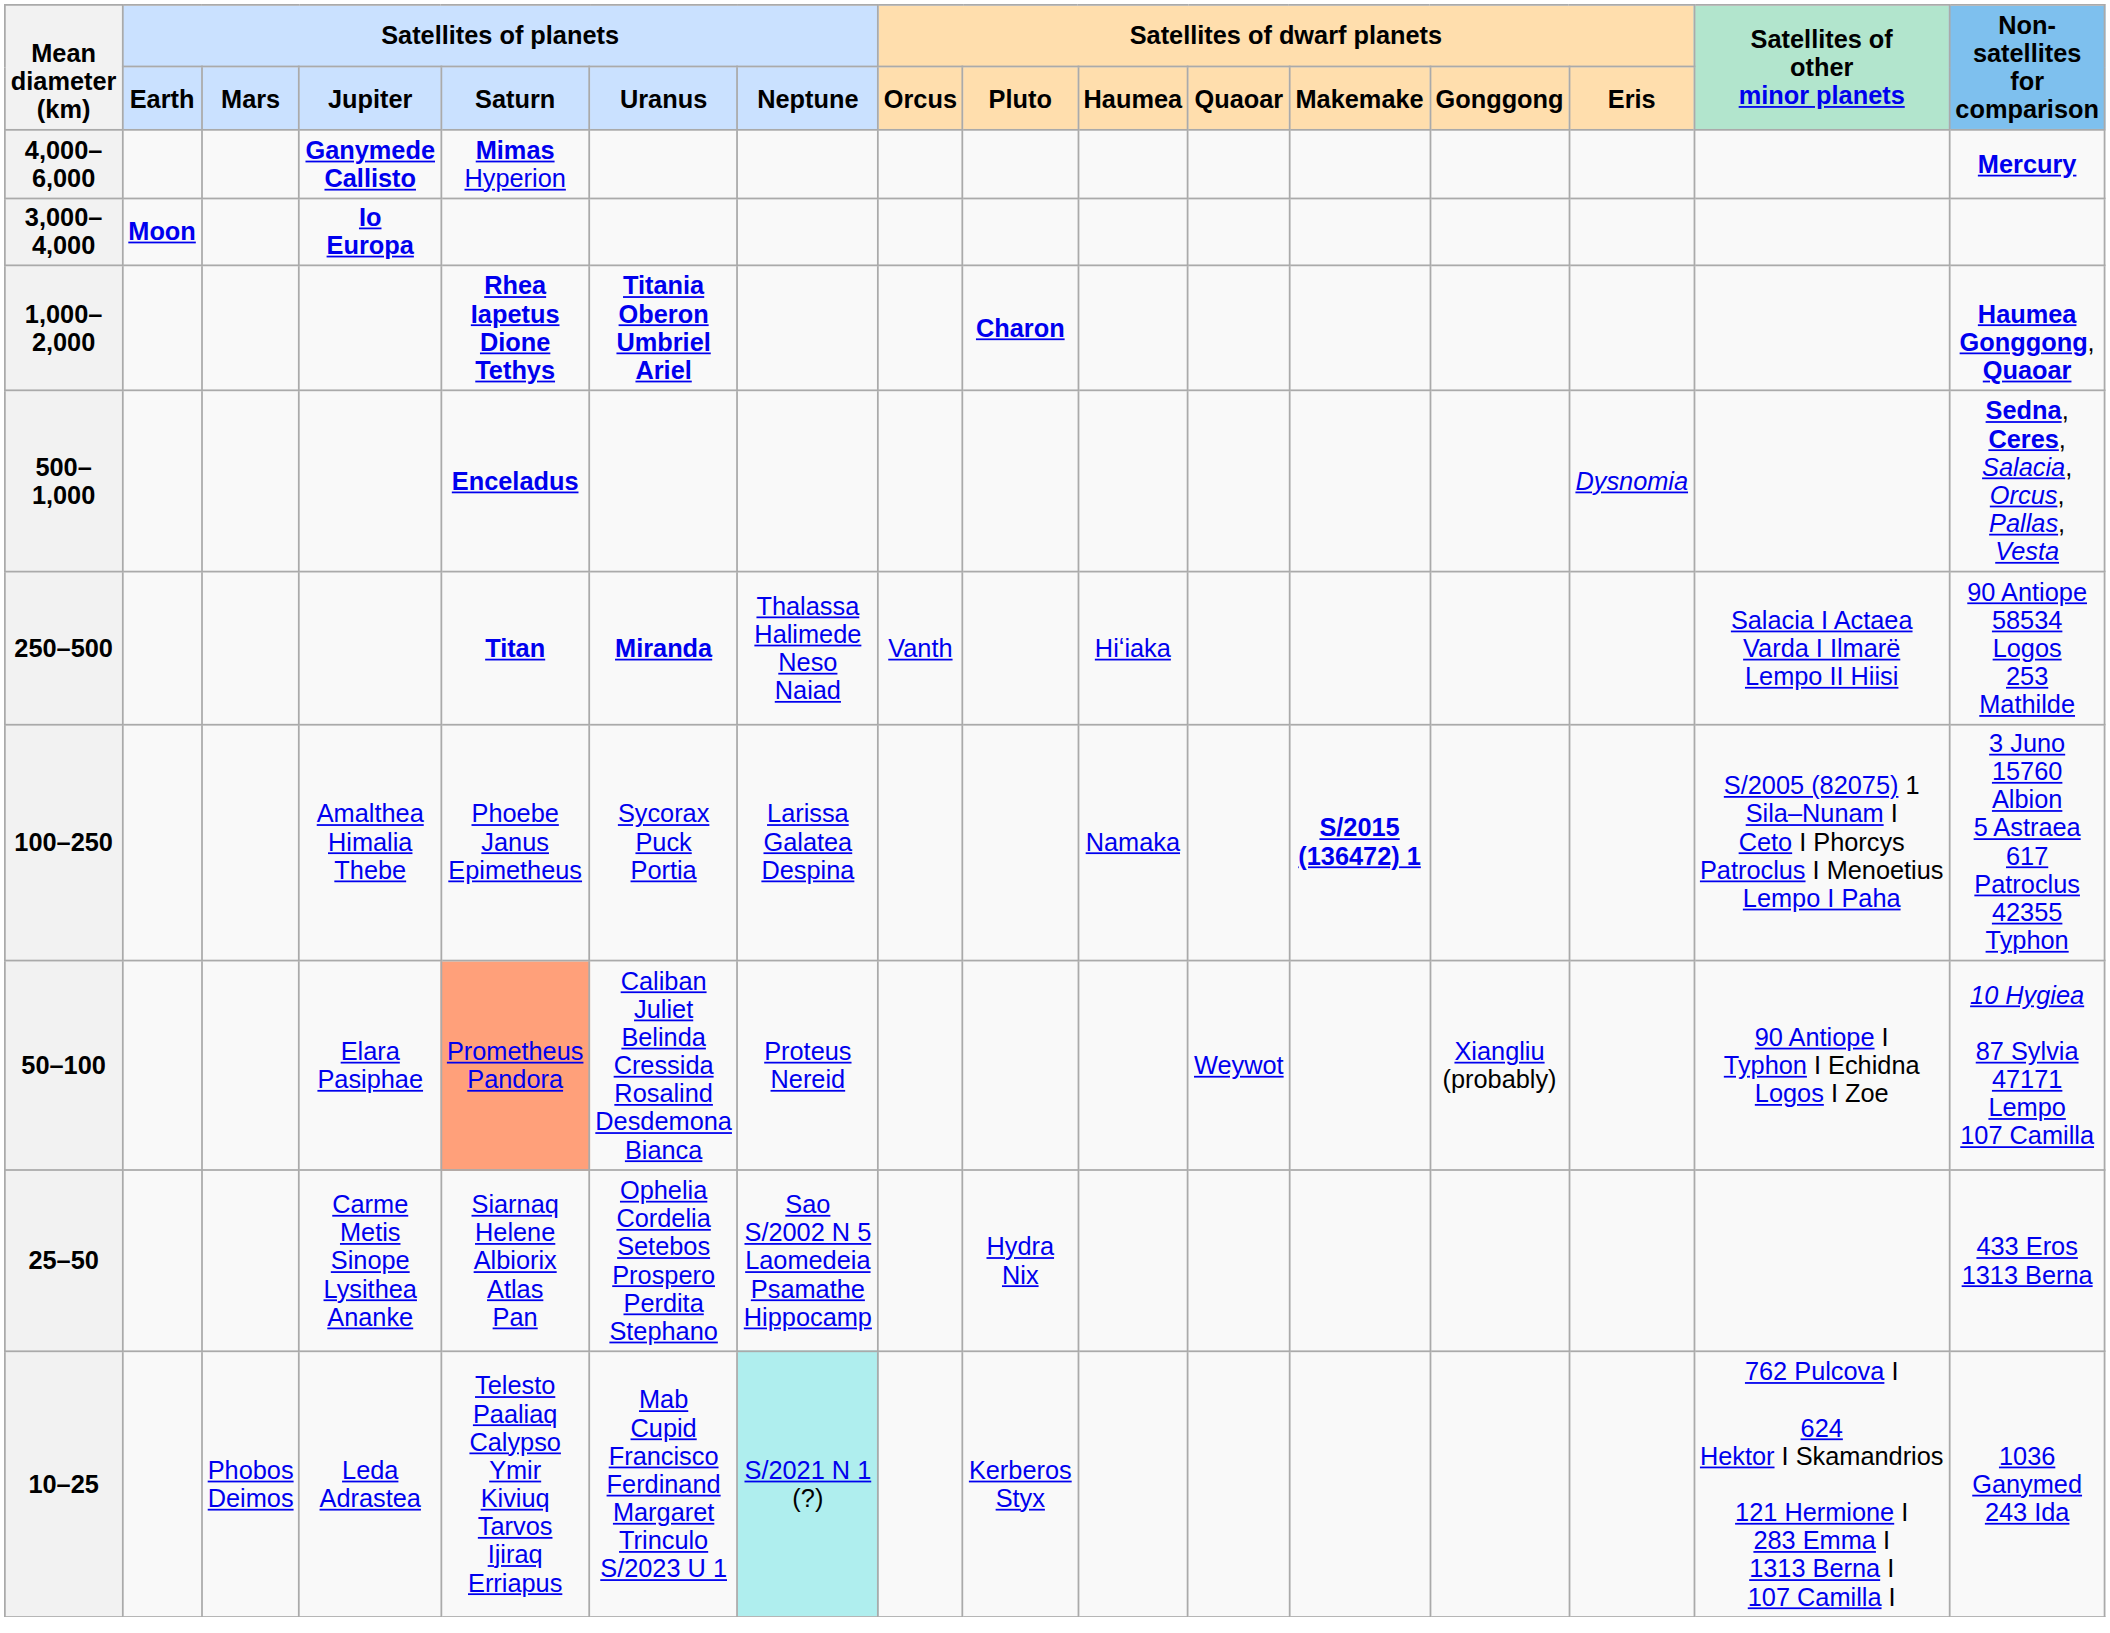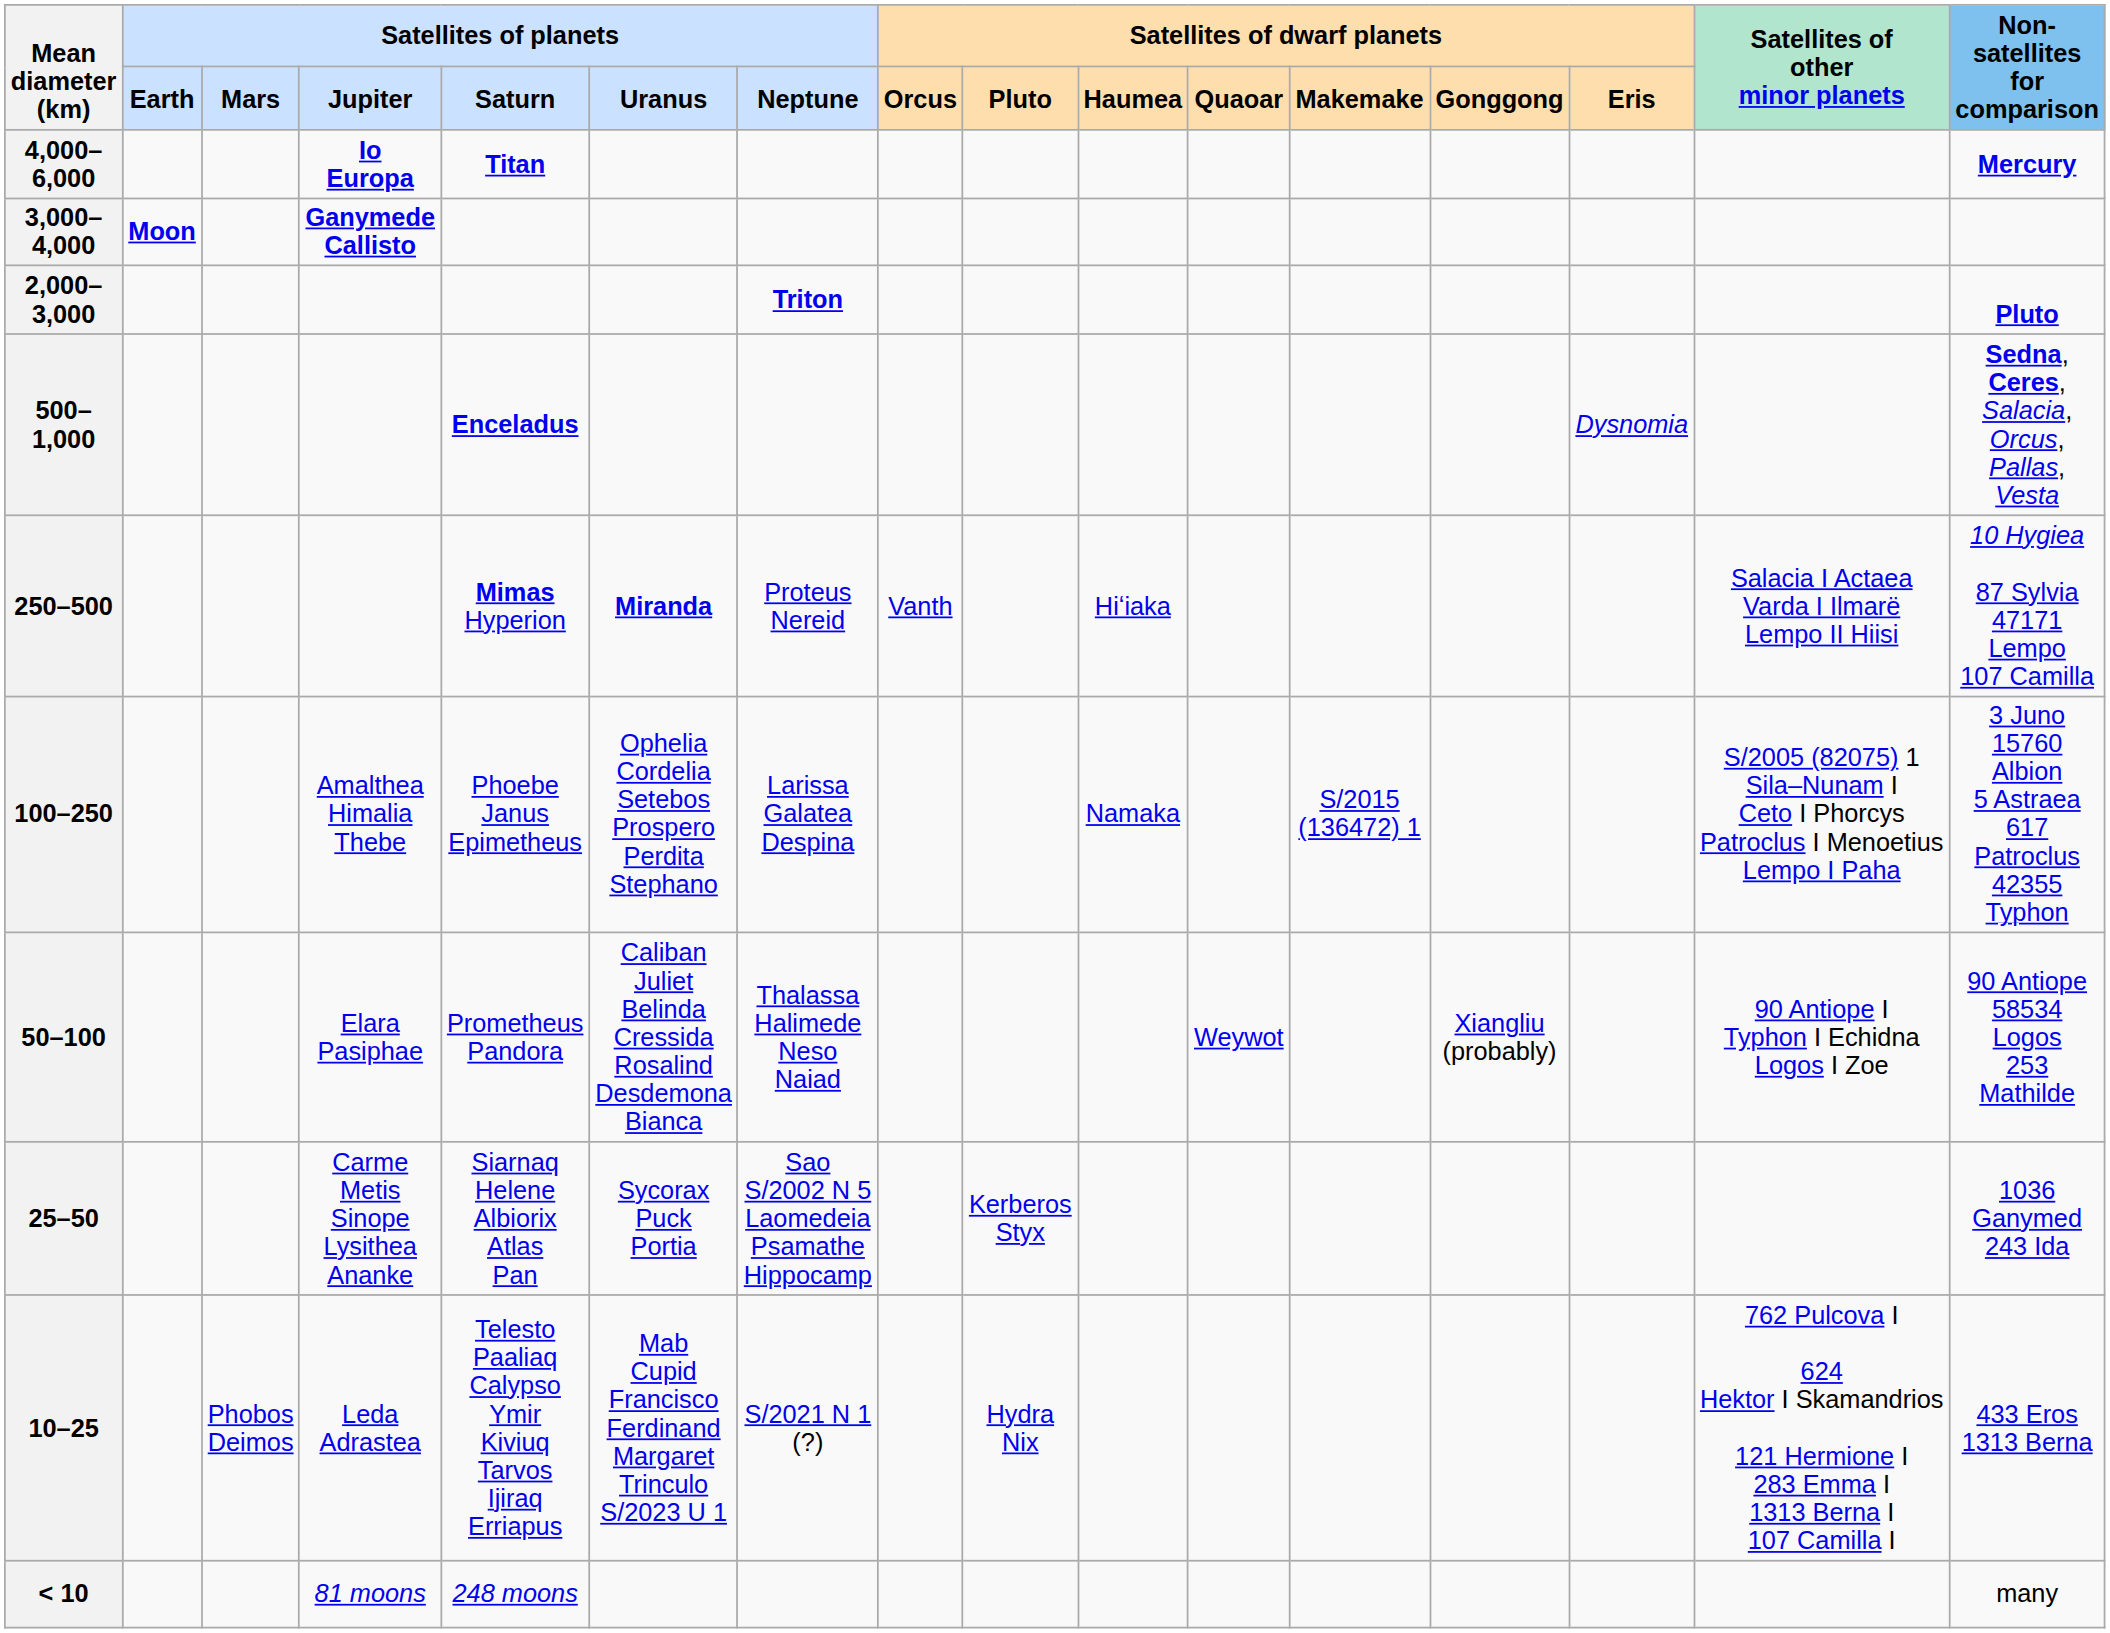(370, 164) Ganymede Callisto -> (370, 164) Io Europa
(515, 164) Mimas Hyperion -> (515, 164) Titan
(370, 232) Io Europa -> (370, 232) Ganymede Callisto
+ row: (64, 300)
- row: (64, 328)
(515, 648) Titan -> (515, 606) Mimas Hyperion
(808, 648) Thalassa Halimede Neso Naiad -> (808, 606) Proteus Nereid
(2027, 648) 90 Antiope 58534 Logos 253 Mathilde -> (2027, 606) 10 Hygiea 87 Sylvia 47171 Lempo 107 Camilla
(664, 843) Sycorax Puck Portia -> (664, 815) Ophelia Cordelia Setebos Prospero Perdita Stephano
(1360, 843) bold -> (1360, 815) normal
(515, 1066) lightsalmon background -> (515, 1038) no background
(808, 1066) Proteus Nereid -> (808, 1038) Thalassa Halimede Neso Naiad
(2027, 1066) 10 Hygiea 87 Sylvia 47171 Lempo 107 Camilla -> (2027, 1038) 90 Antiope 58534 Logos 253 Mathilde
(664, 1261) Ophelia Cordelia Setebos Prospero Perdita Stephano -> (664, 1219) Sycorax Puck Portia
(1020, 1261) Hydra Nix -> (1020, 1219) Kerberos Styx
(2027, 1261) 433 Eros 1313 Berna -> (2027, 1219) 1036 Ganymed 243 Ida
(808, 1484) paleturquoise background -> (808, 1428) no background
(1020, 1484) Kerberos Styx -> (1020, 1428) Hydra Nix
(2027, 1484) 1036 Ganymed 243 Ida -> (2027, 1428) 433 Eros 1313 Berna
+ row: (64, 1594)
